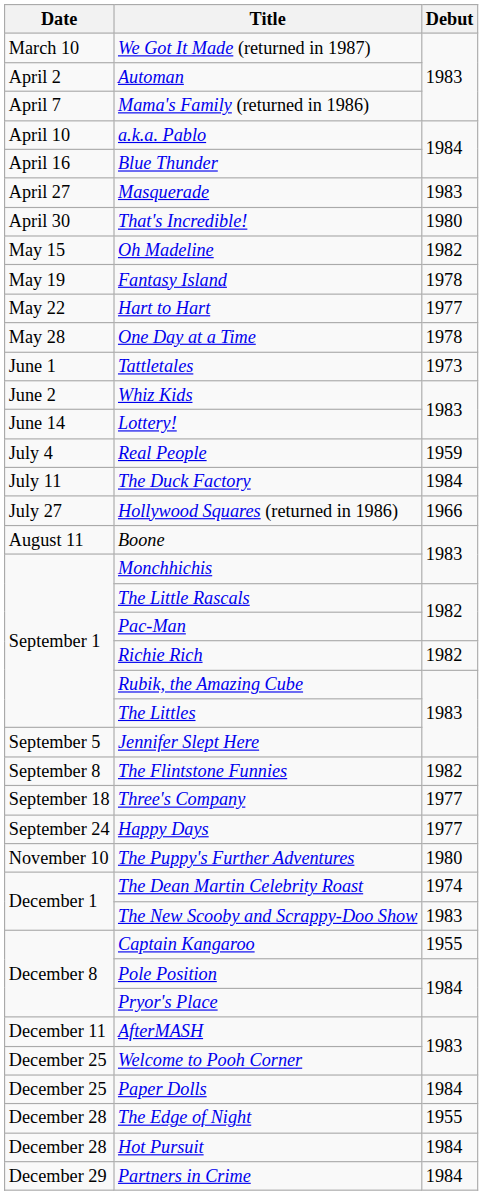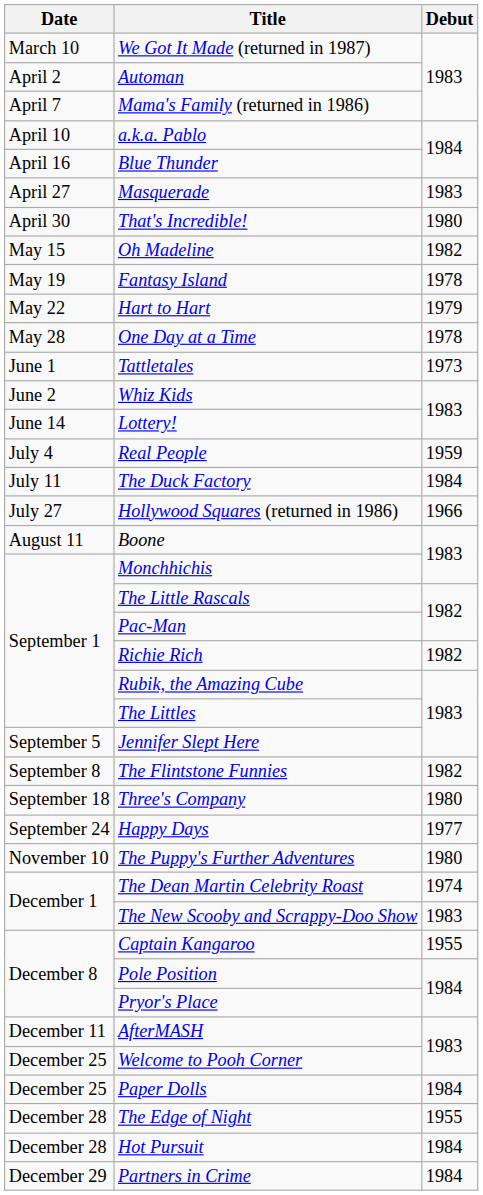(444, 308) 1977 -> (444, 308) 1979
(444, 800) 1977 -> (444, 800) 1980
